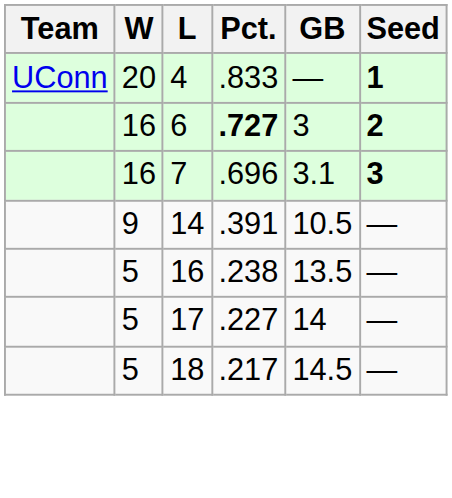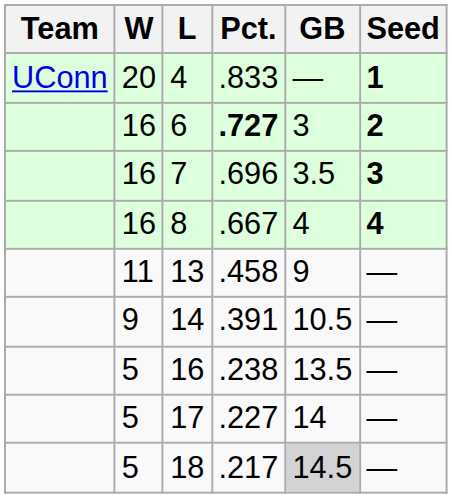(314, 175) 3.1 -> (314, 175) 3.5
+ row: (179, 223)
+ row: (187, 272)
(322, 369) no background -> (322, 467) lightgrey background
